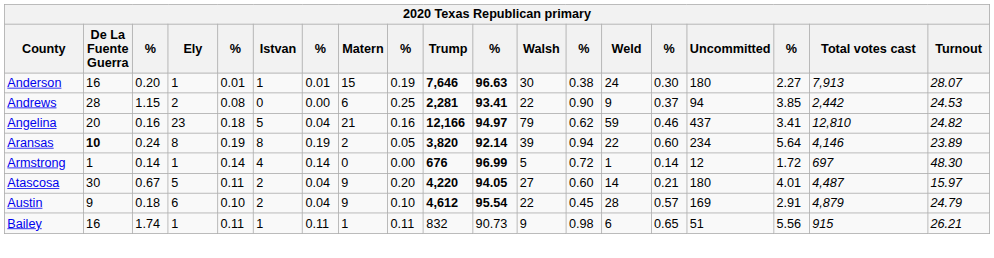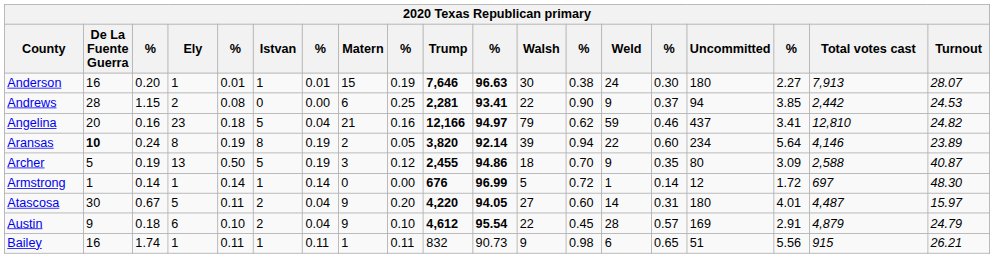+ row: (26, 163)
(260, 163) 4 -> (260, 183) 1
(666, 183) 0.21 -> (666, 203) 0.31
